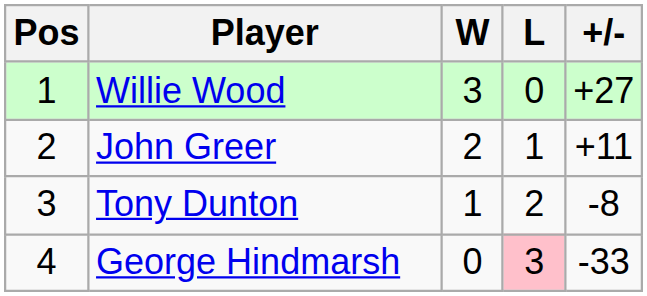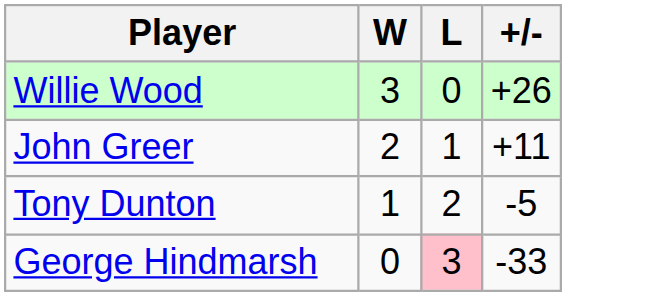- column: (46, 33)
(604, 90) +27 -> (521, 90) +26
(604, 204) -8 -> (521, 204) -5
